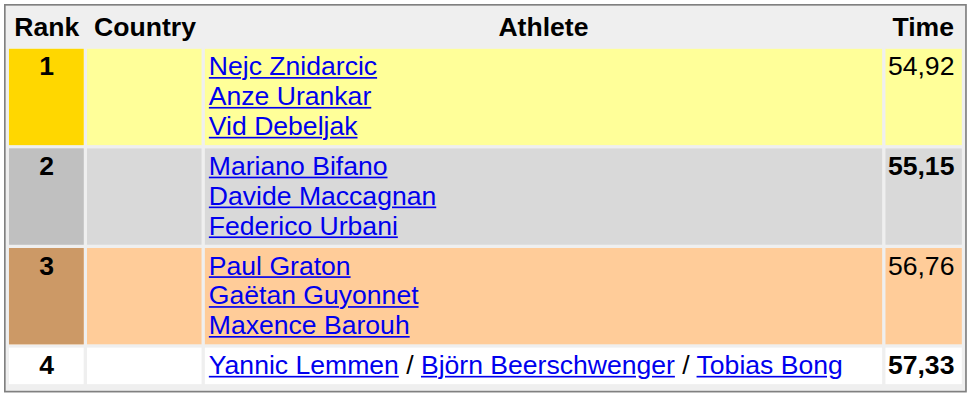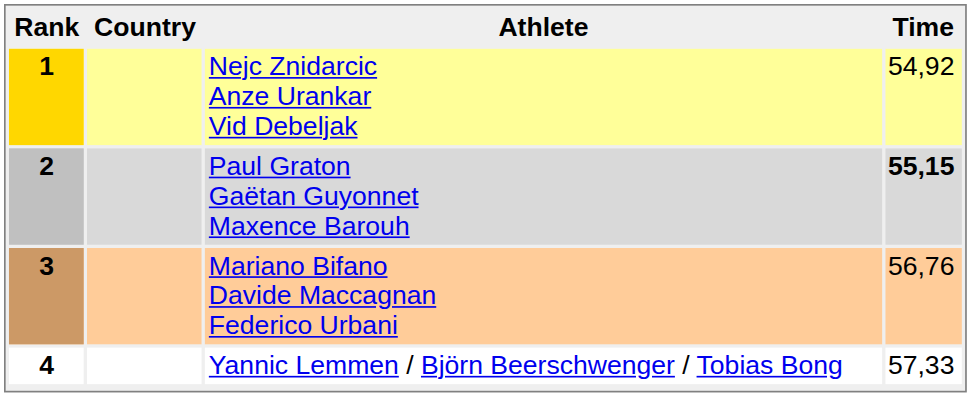(323, 196) Mariano Bifano Davide Maccagnan Federico Urbani -> (314, 196) Paul Graton Gaëtan Guyonnet Maxence Barouh
(314, 295) Paul Graton Gaëtan Guyonnet Maxence Barouh -> (323, 295) Mariano Bifano Davide Maccagnan Federico Urbani
(921, 365) bold -> (921, 365) normal
